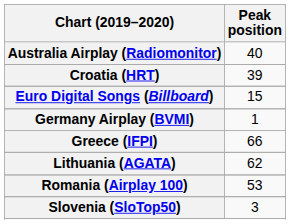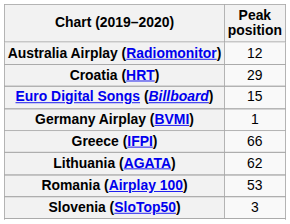(255, 53) 40 -> (255, 53) 12
(255, 75) 39 -> (255, 75) 29
